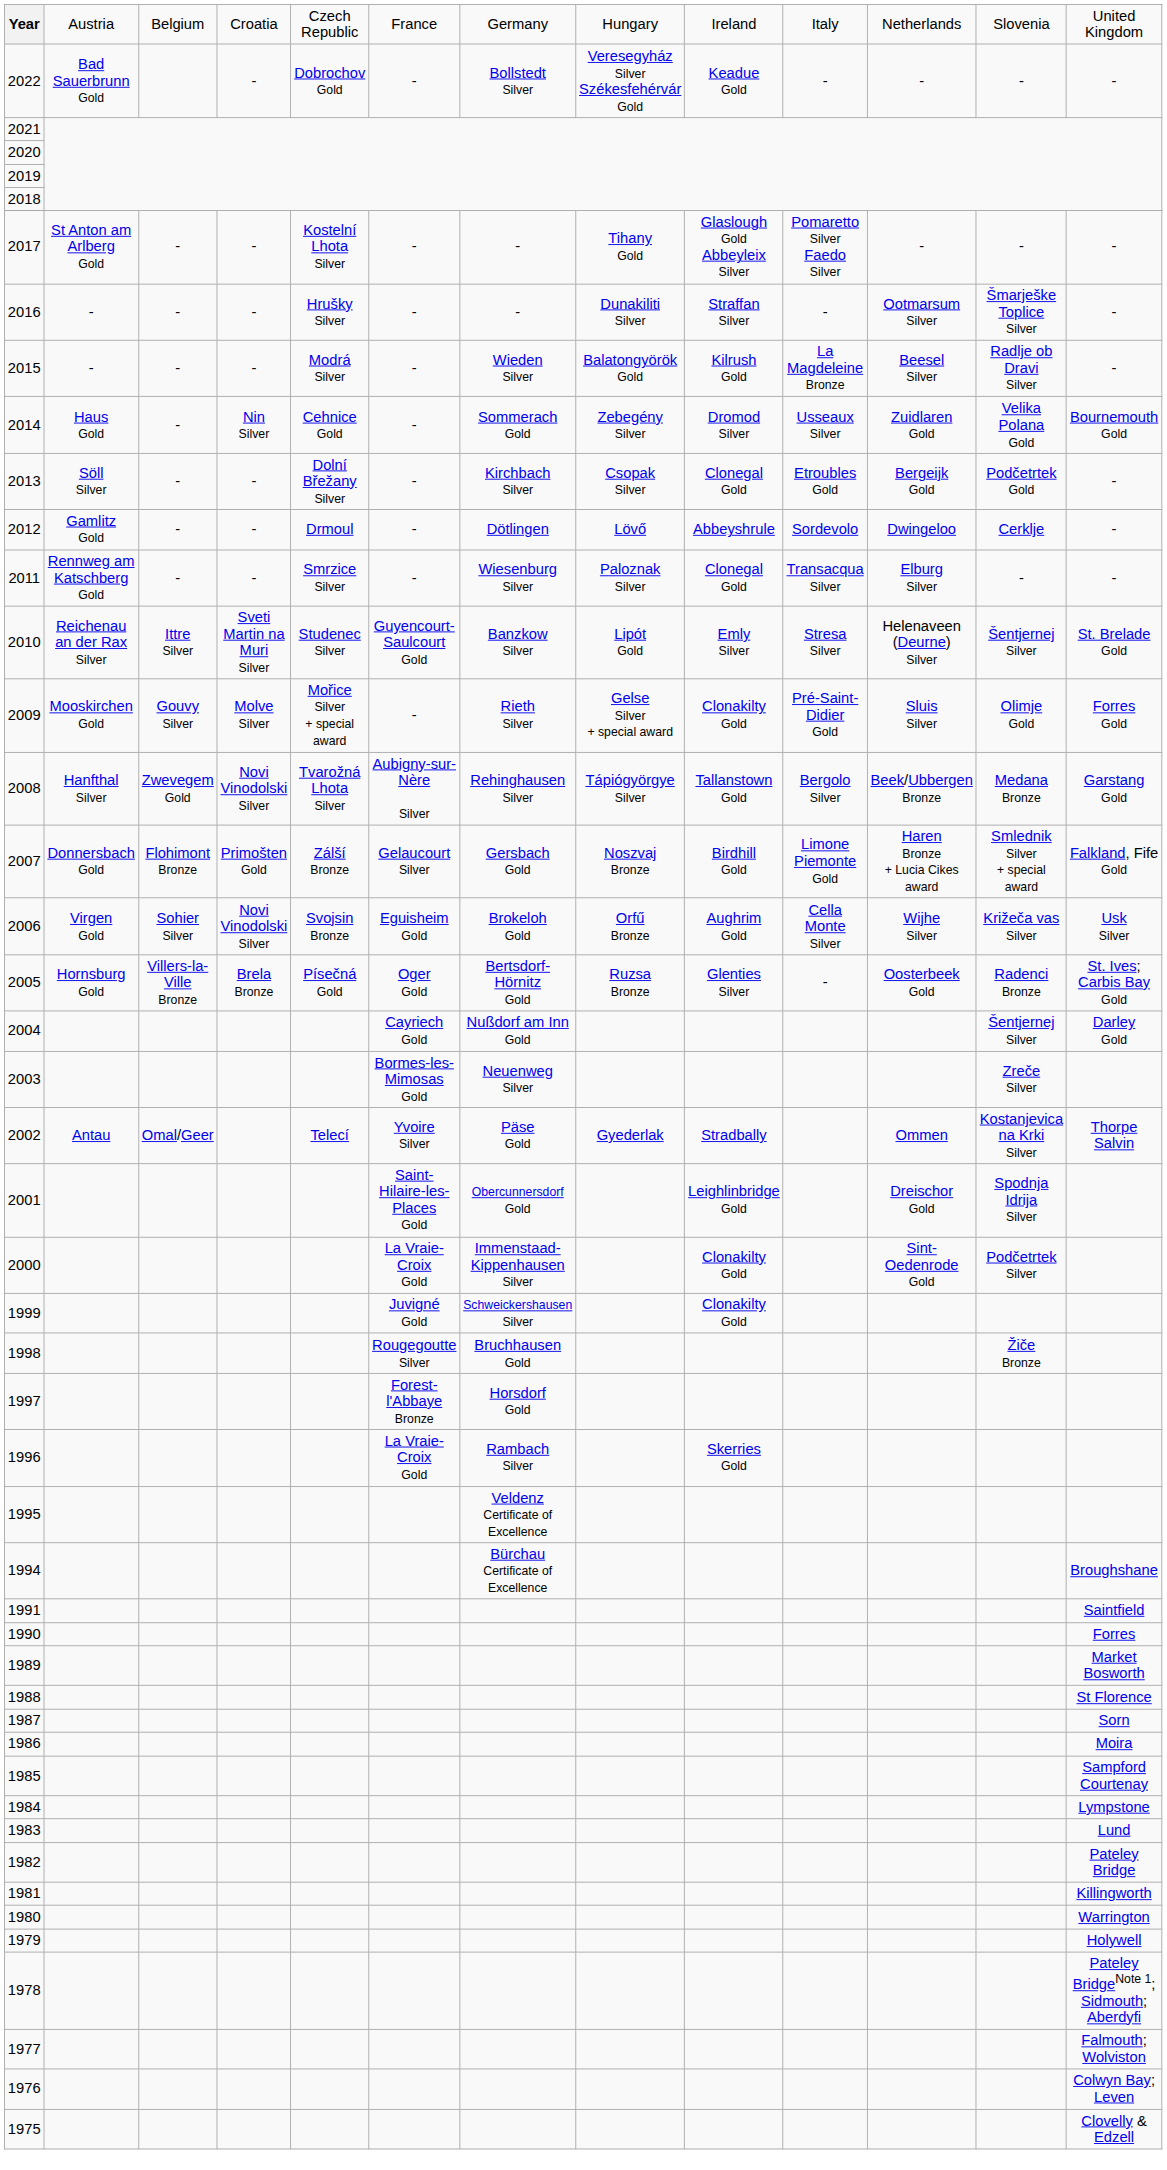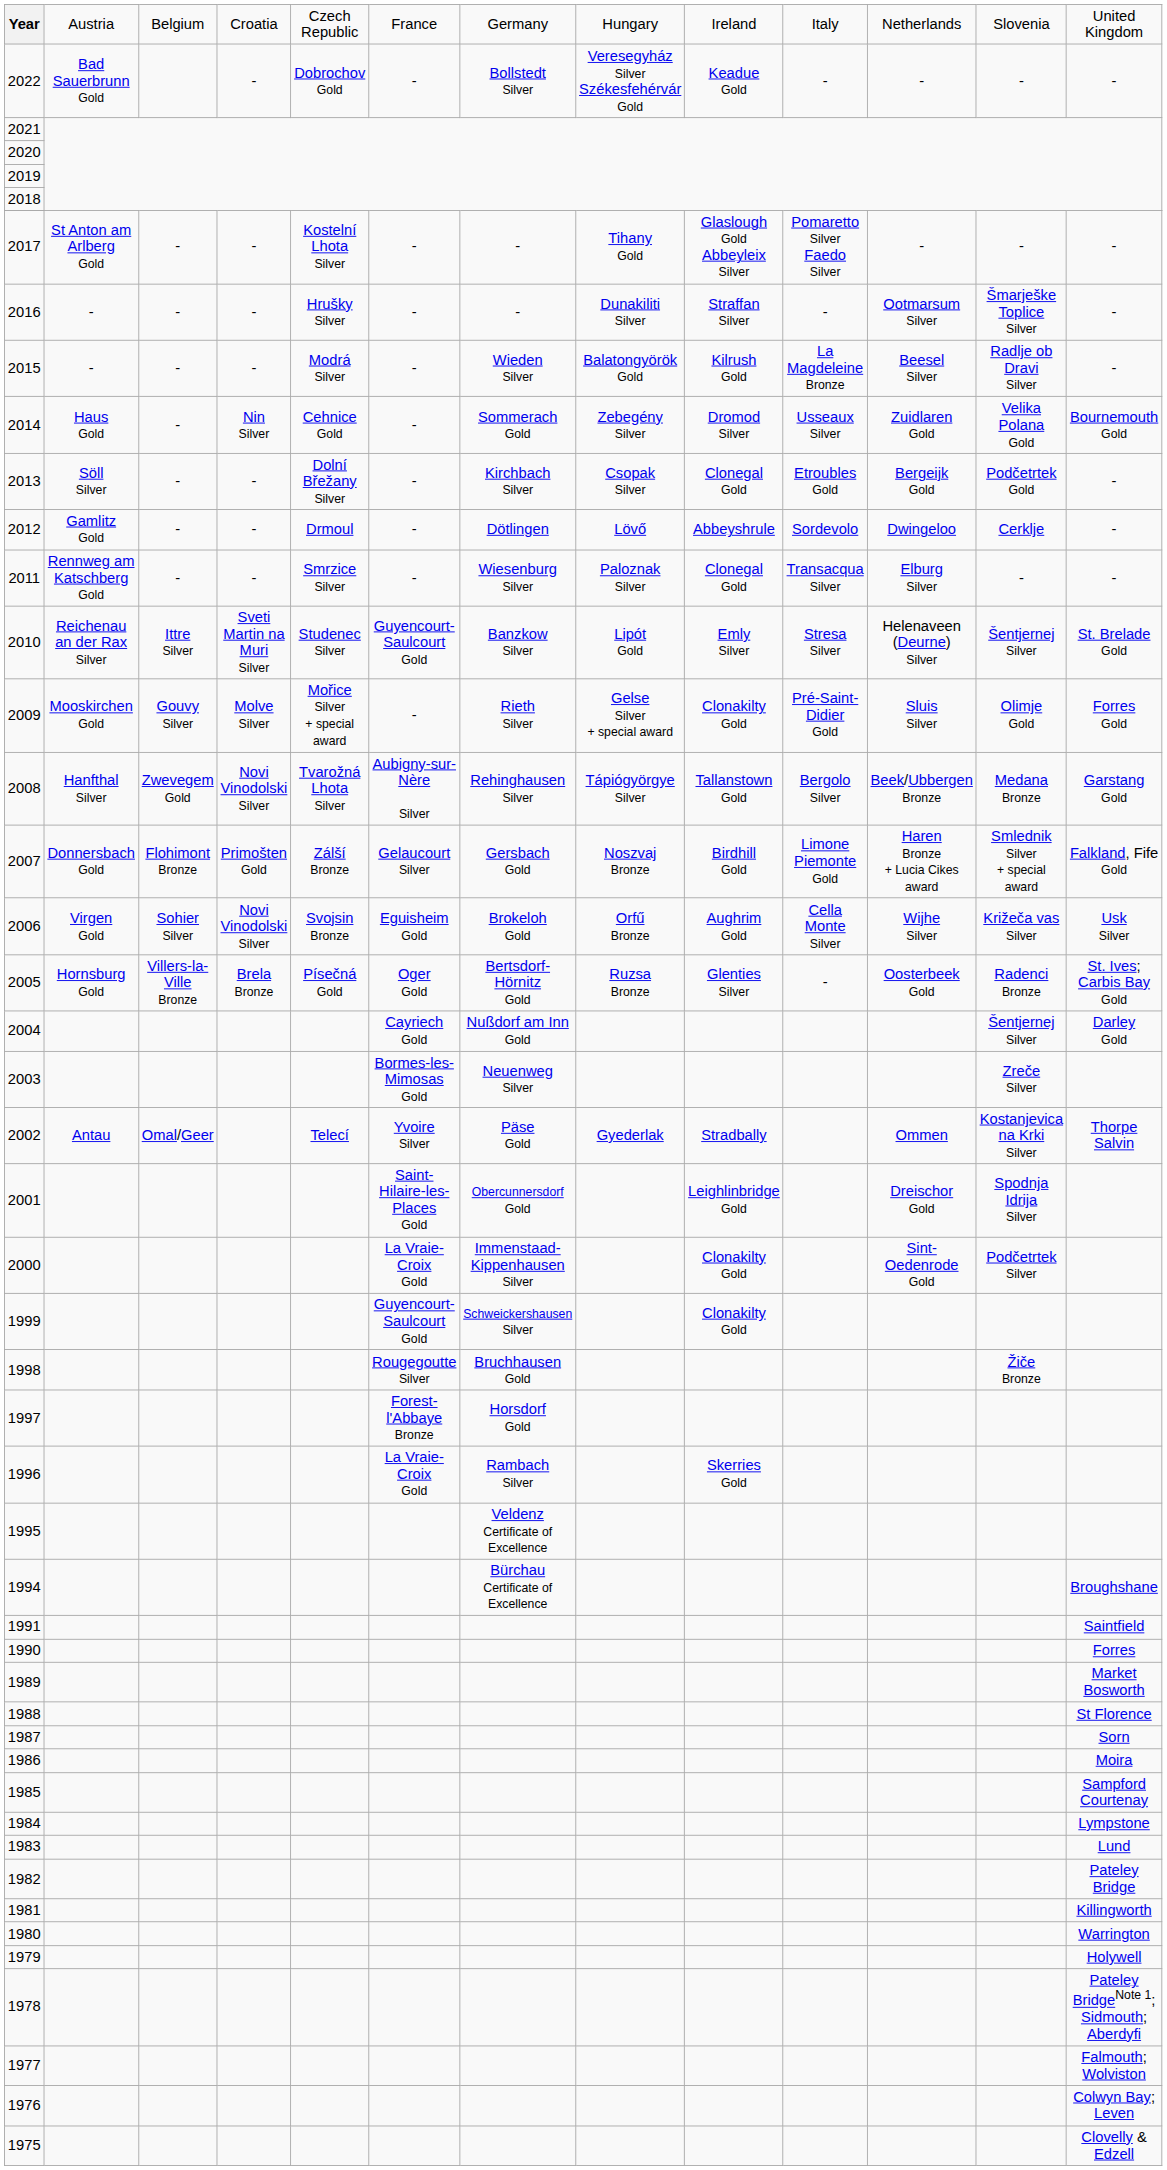(414, 1313) Juvigné Gold -> (414, 1321) Guyencourt-Saulcourt Gold
